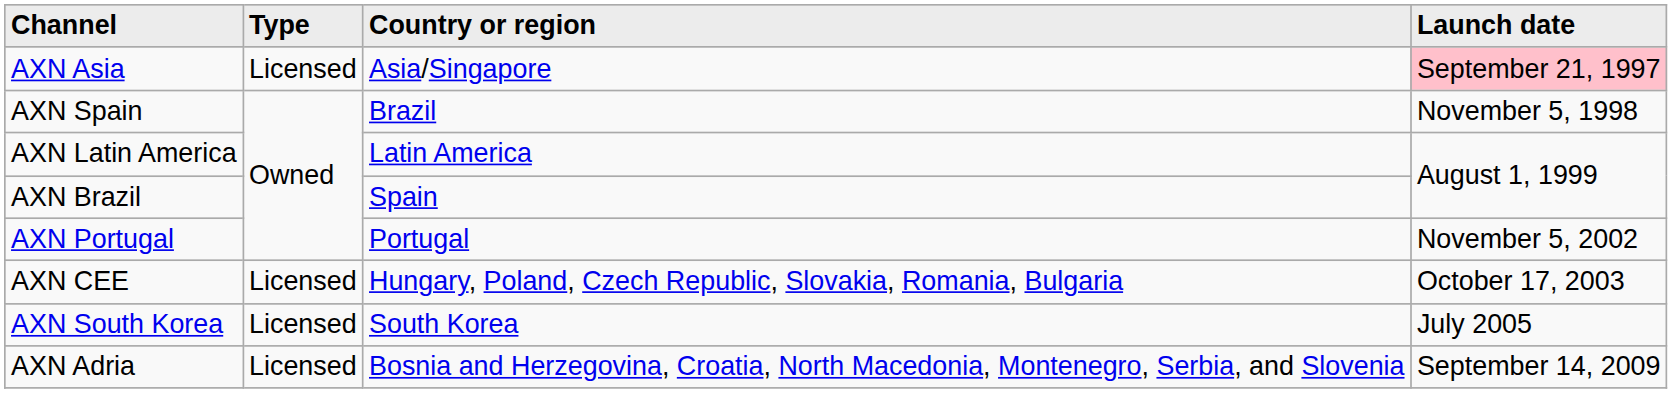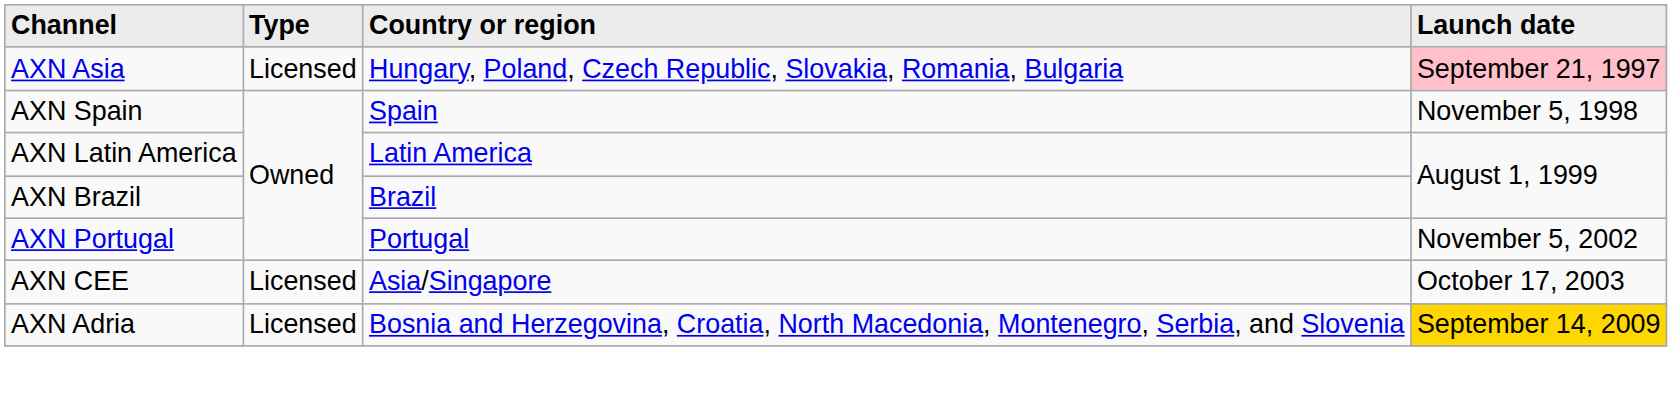(460, 68) Asia/Singapore -> (746, 68) Hungary, Poland, Czech Republic, Slovakia, Romania, Bulgaria
(403, 111) Brazil -> (403, 111) Spain
(403, 196) Spain -> (403, 196) Brazil
(746, 281) Hungary, Poland, Czech Republic, Slovakia, Romania, Bulgaria -> (460, 281) Asia/Singapore
- row: (117, 324)
(1539, 366) no background -> (1539, 324) gold background
